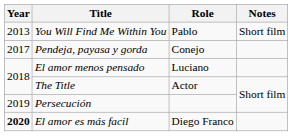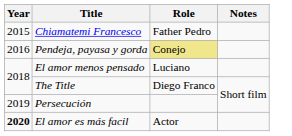- row: (101, 31)
+ row: (88, 31)
(18, 49) 2017 -> (18, 49) 2016
(188, 49) no background -> (169, 49) khaki background
(185, 85) Actor -> (184, 85) Diego Franco
(203, 121) Diego Franco -> (166, 121) Actor
